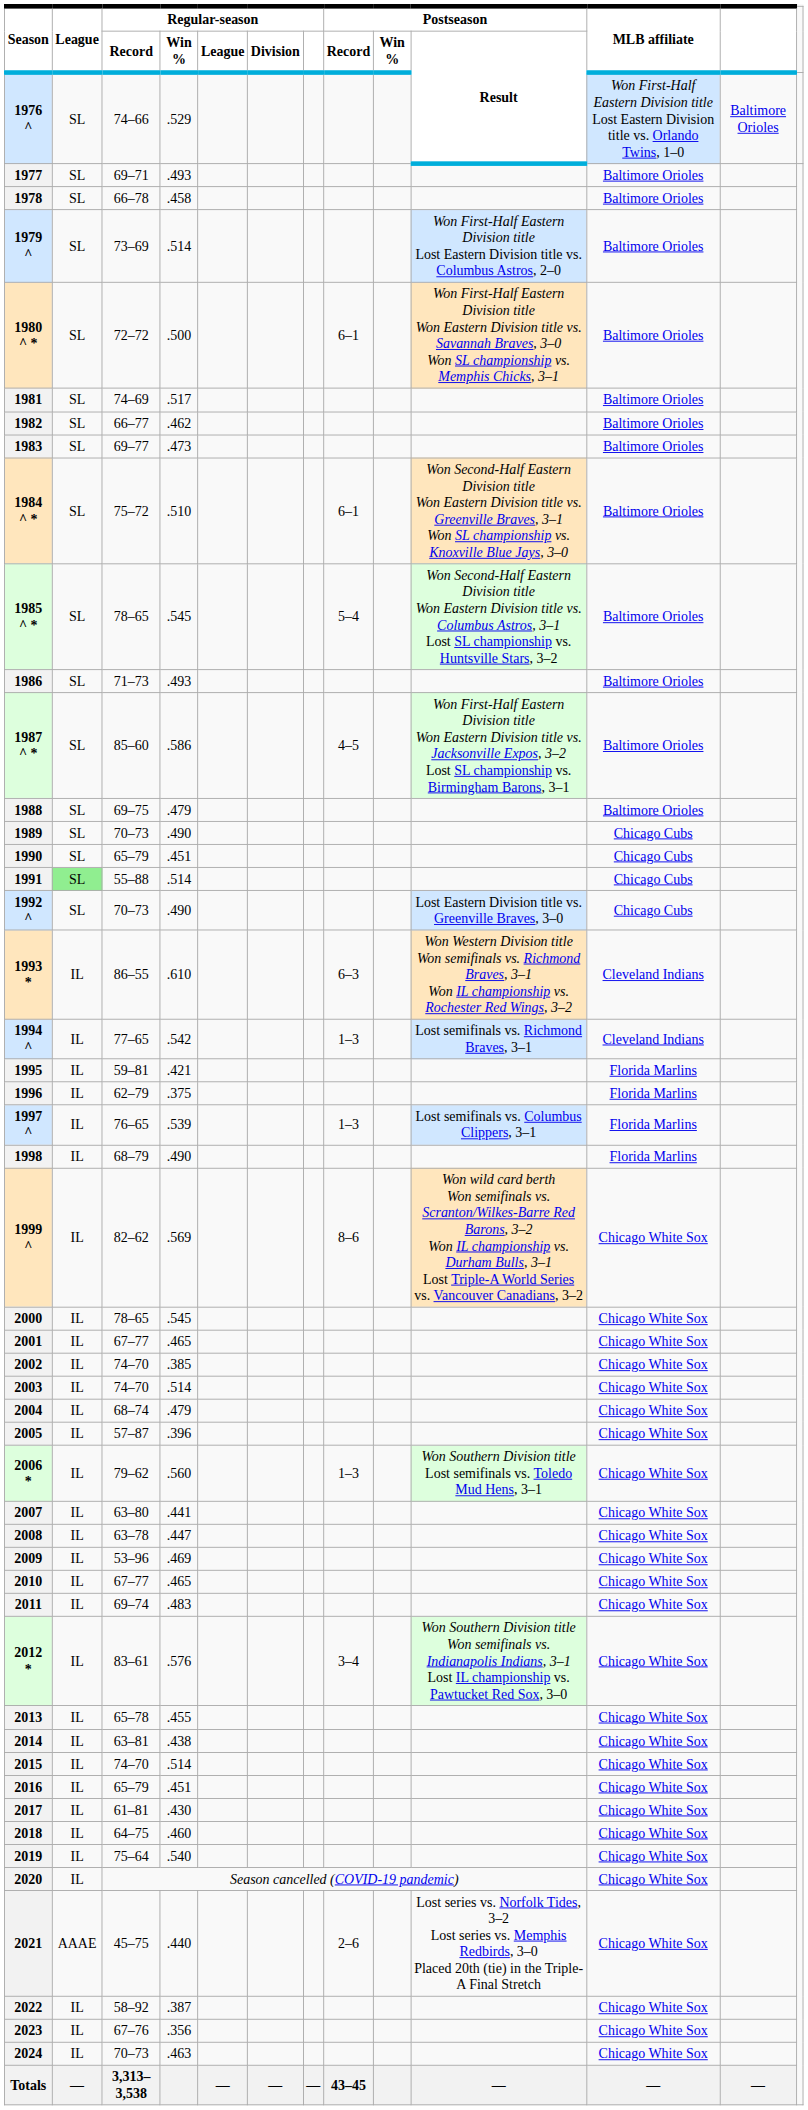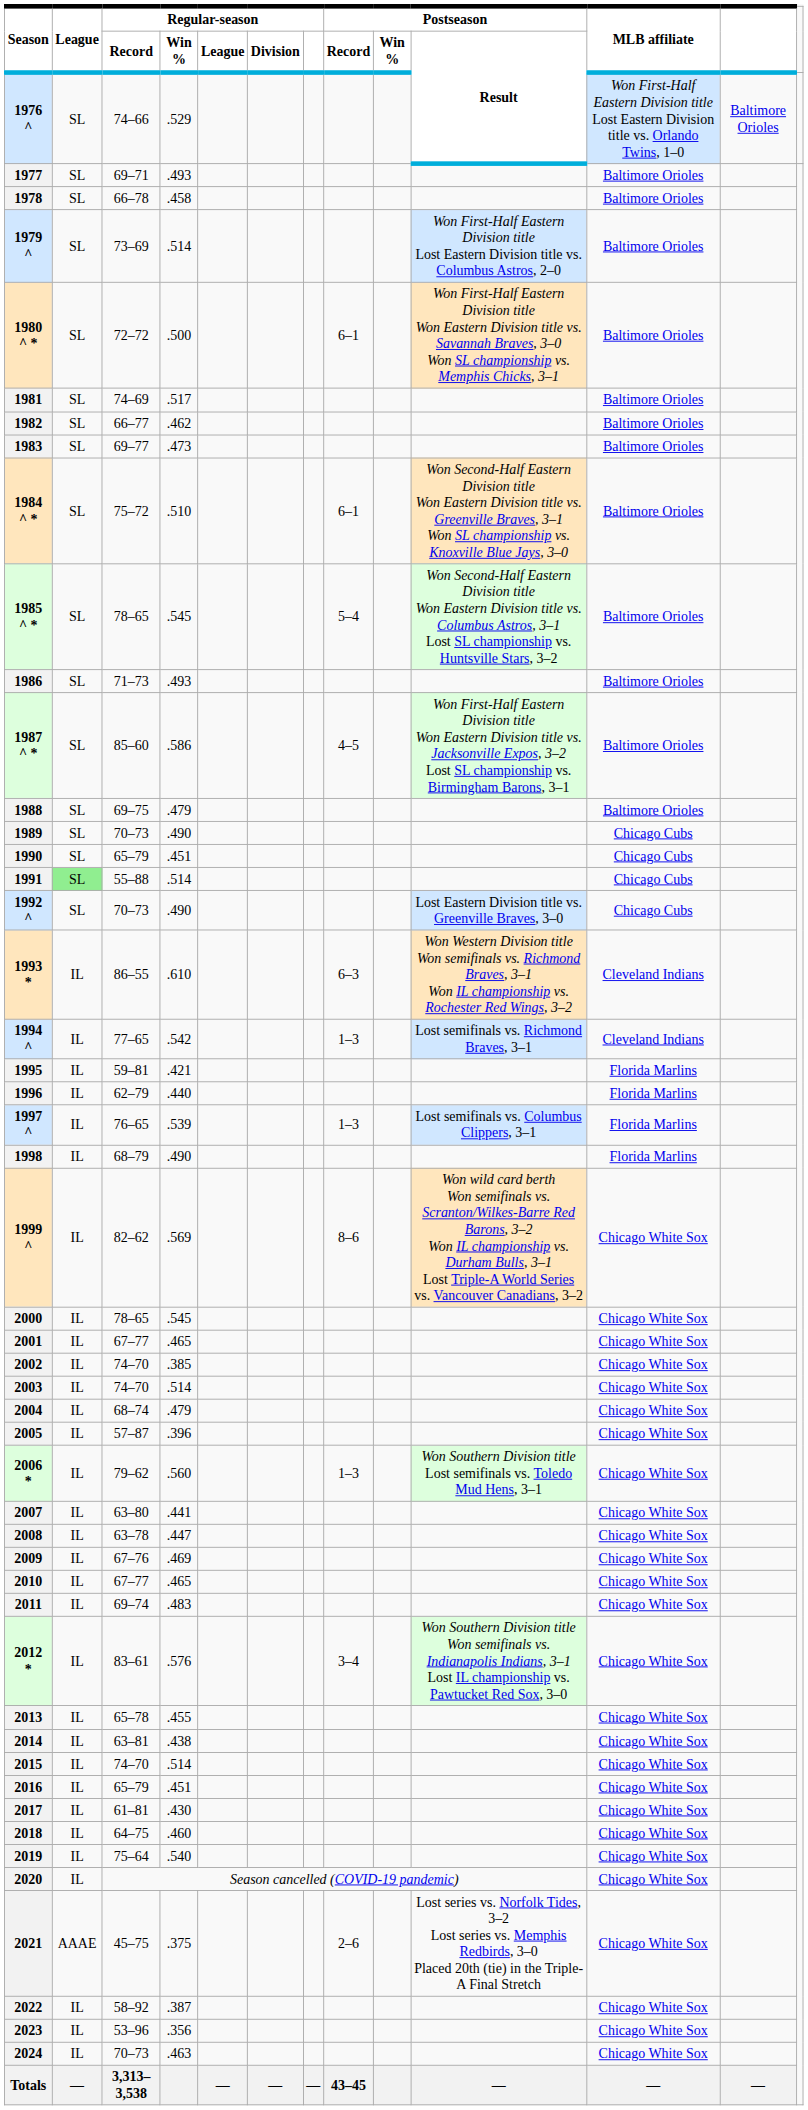(179, 1093) .375 -> (179, 1093) .440
(131, 1559) 53–96 -> (131, 1559) 67–76
(179, 1943) .440 -> (179, 1943) .375
(131, 2031) 67–76 -> (131, 2031) 53–96
